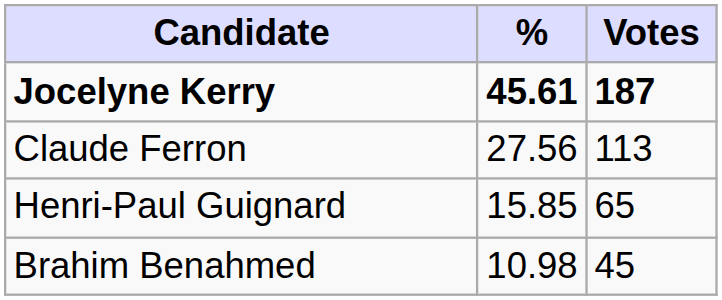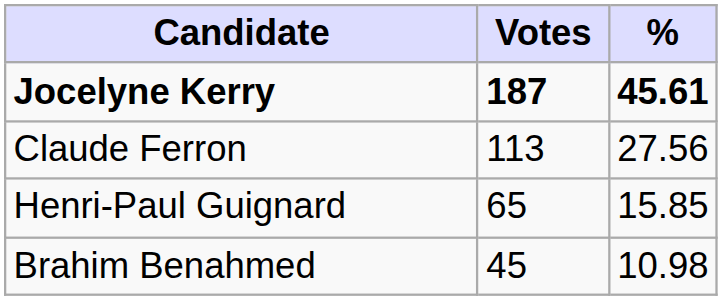columns swapped: (651, 33) <-> (532, 33)
